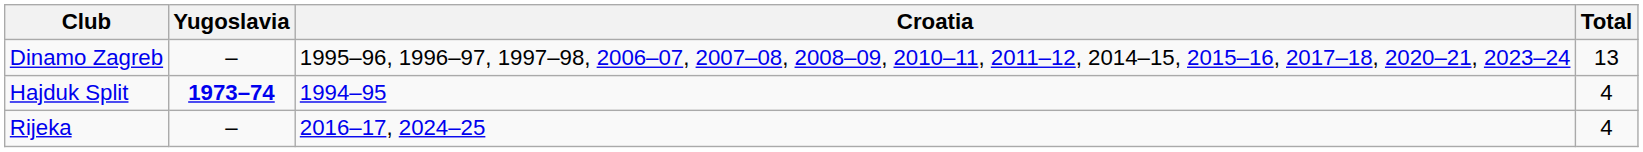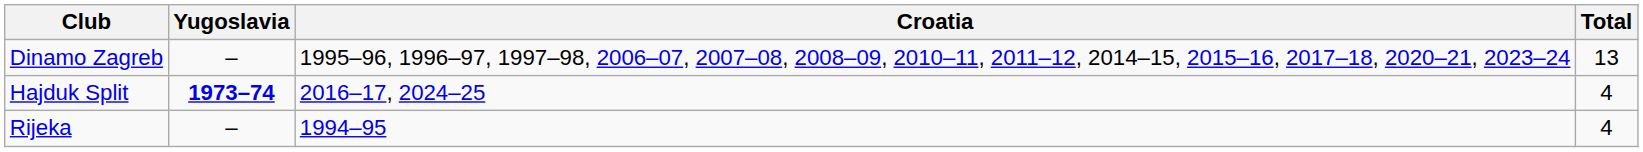(343, 92) 1994–95 -> (393, 92) 2016–17, 2024–25
(393, 127) 2016–17, 2024–25 -> (343, 127) 1994–95
